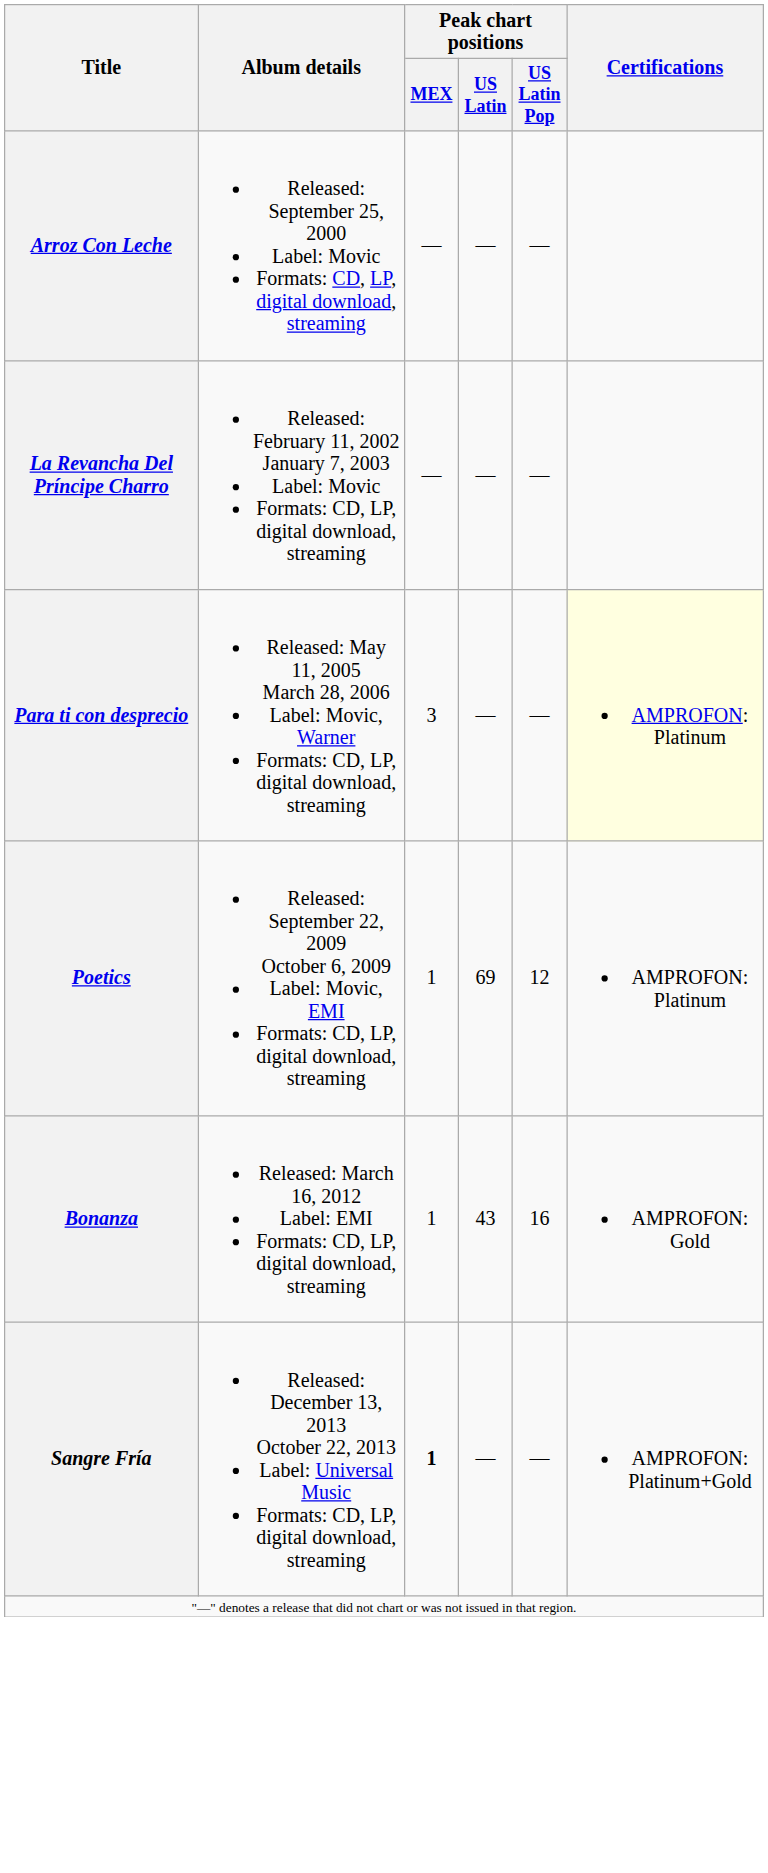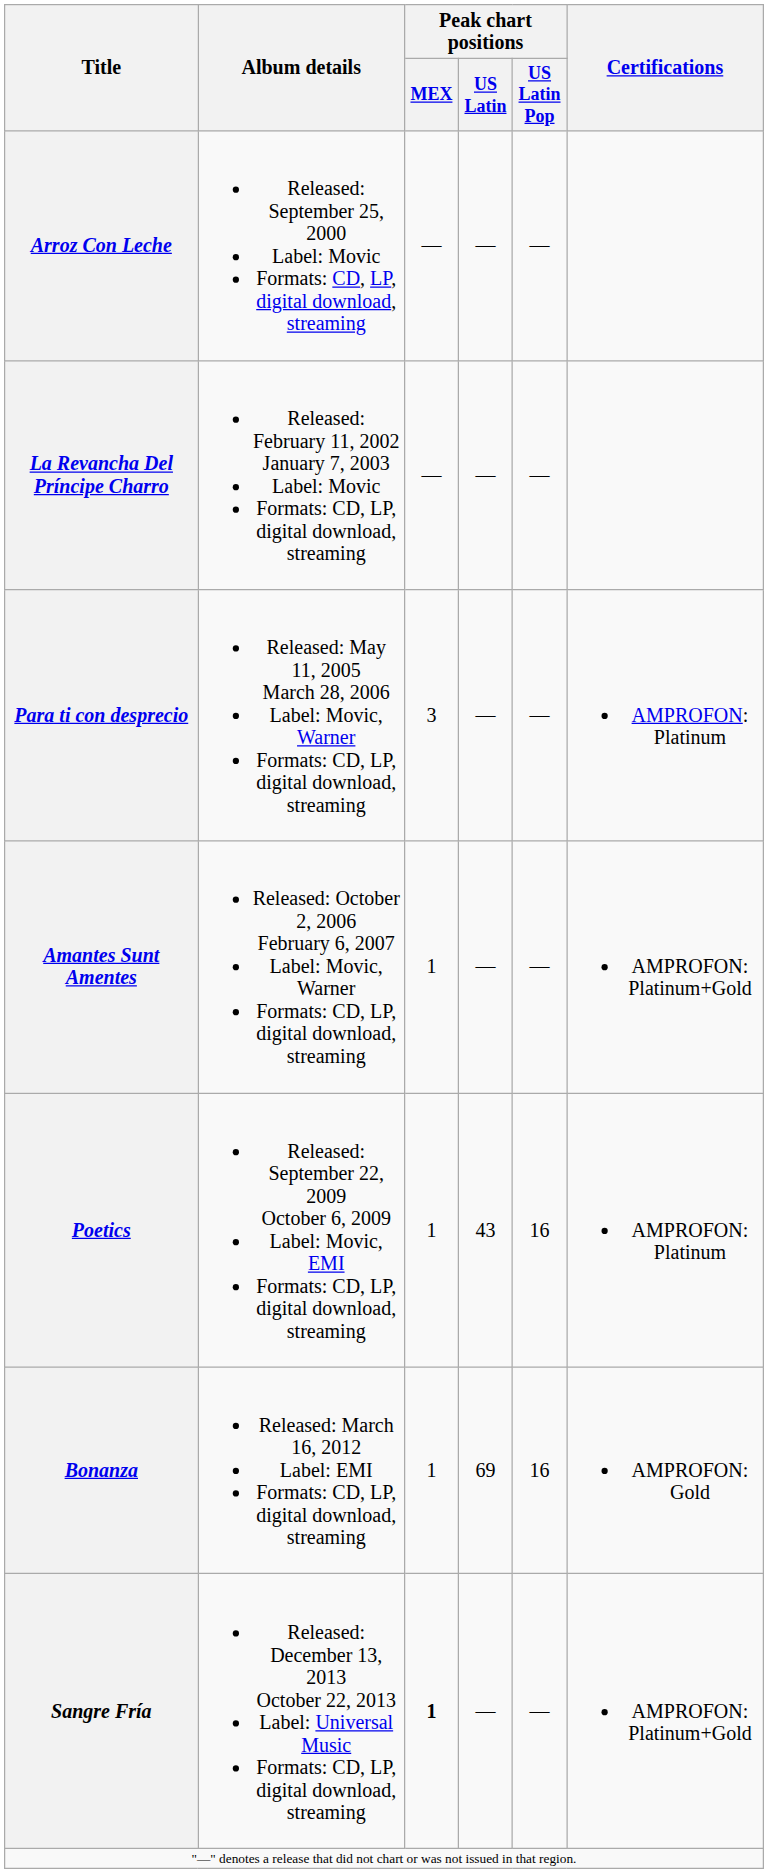(665, 727) lightyellow background -> (665, 727) no background
+ row: (101, 966)
(485, 978) 69 -> (485, 1229) 43
(540, 978) 12 -> (540, 1229) 16
(485, 1218) 43 -> (485, 1470) 69
